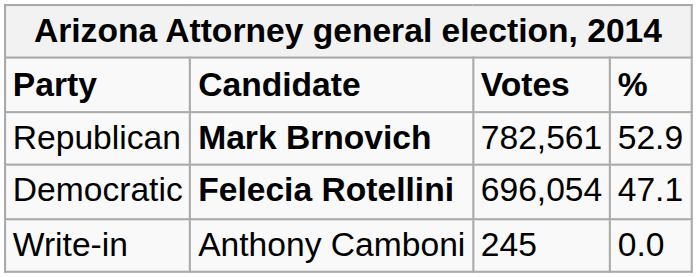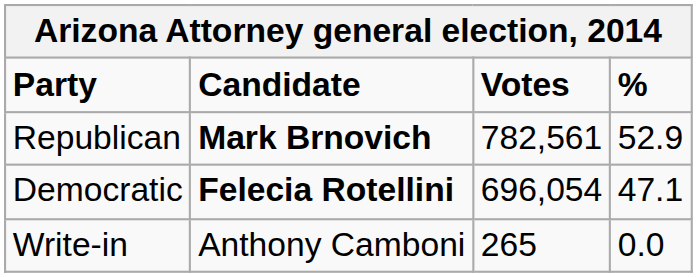(509, 244) 245 -> (509, 244) 265
